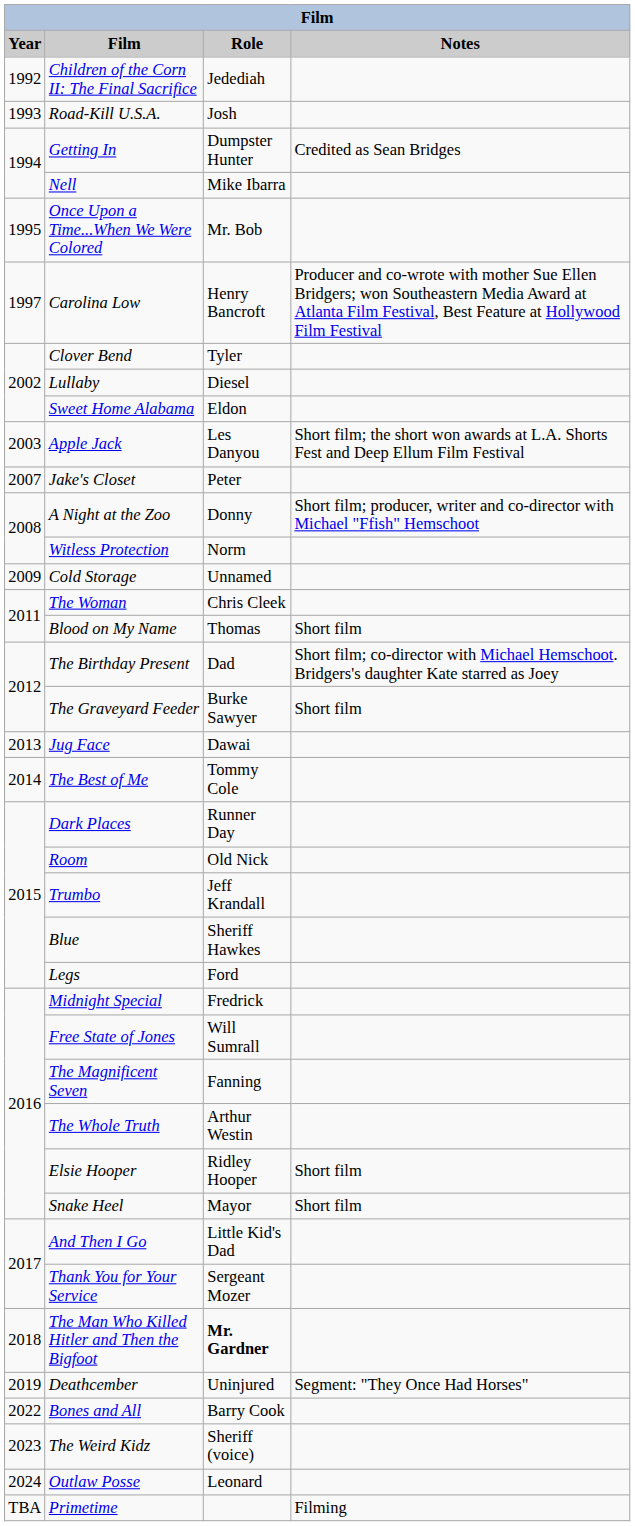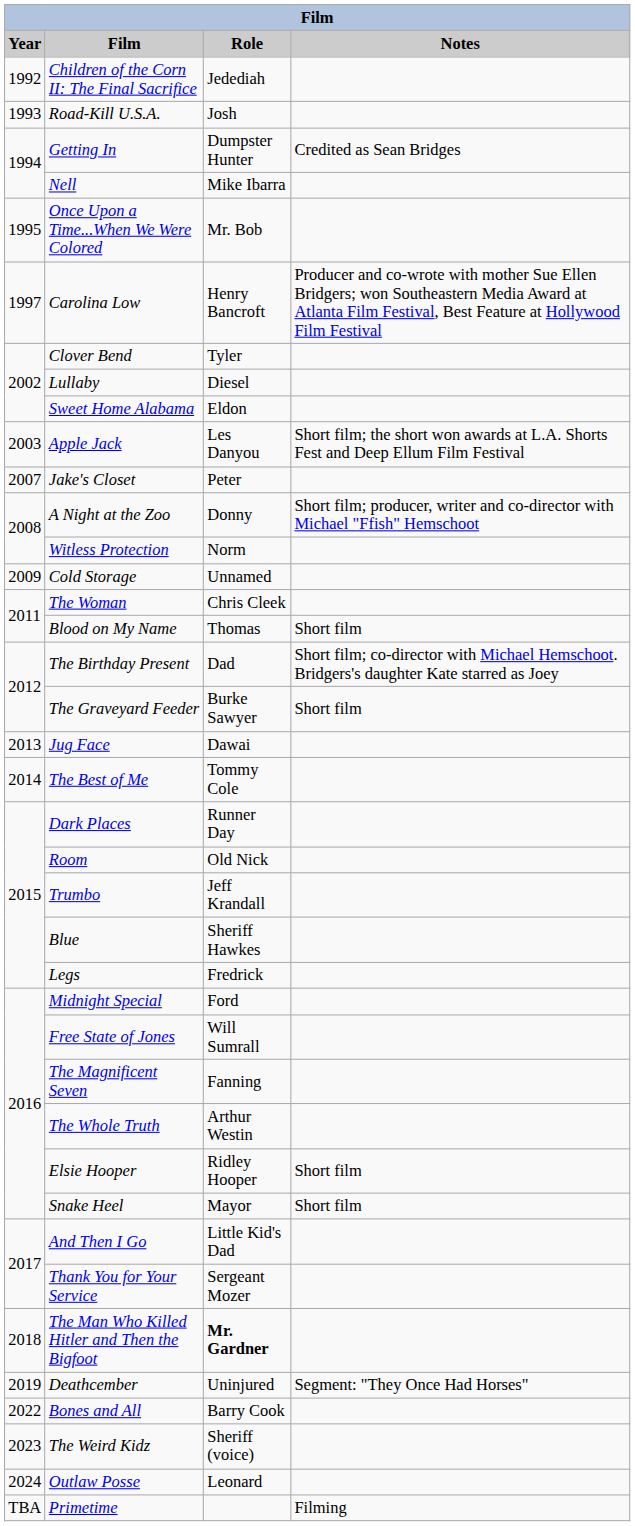(223, 975) Ford -> (235, 975) Fredrick
(235, 1001) Fredrick -> (223, 1001) Ford
